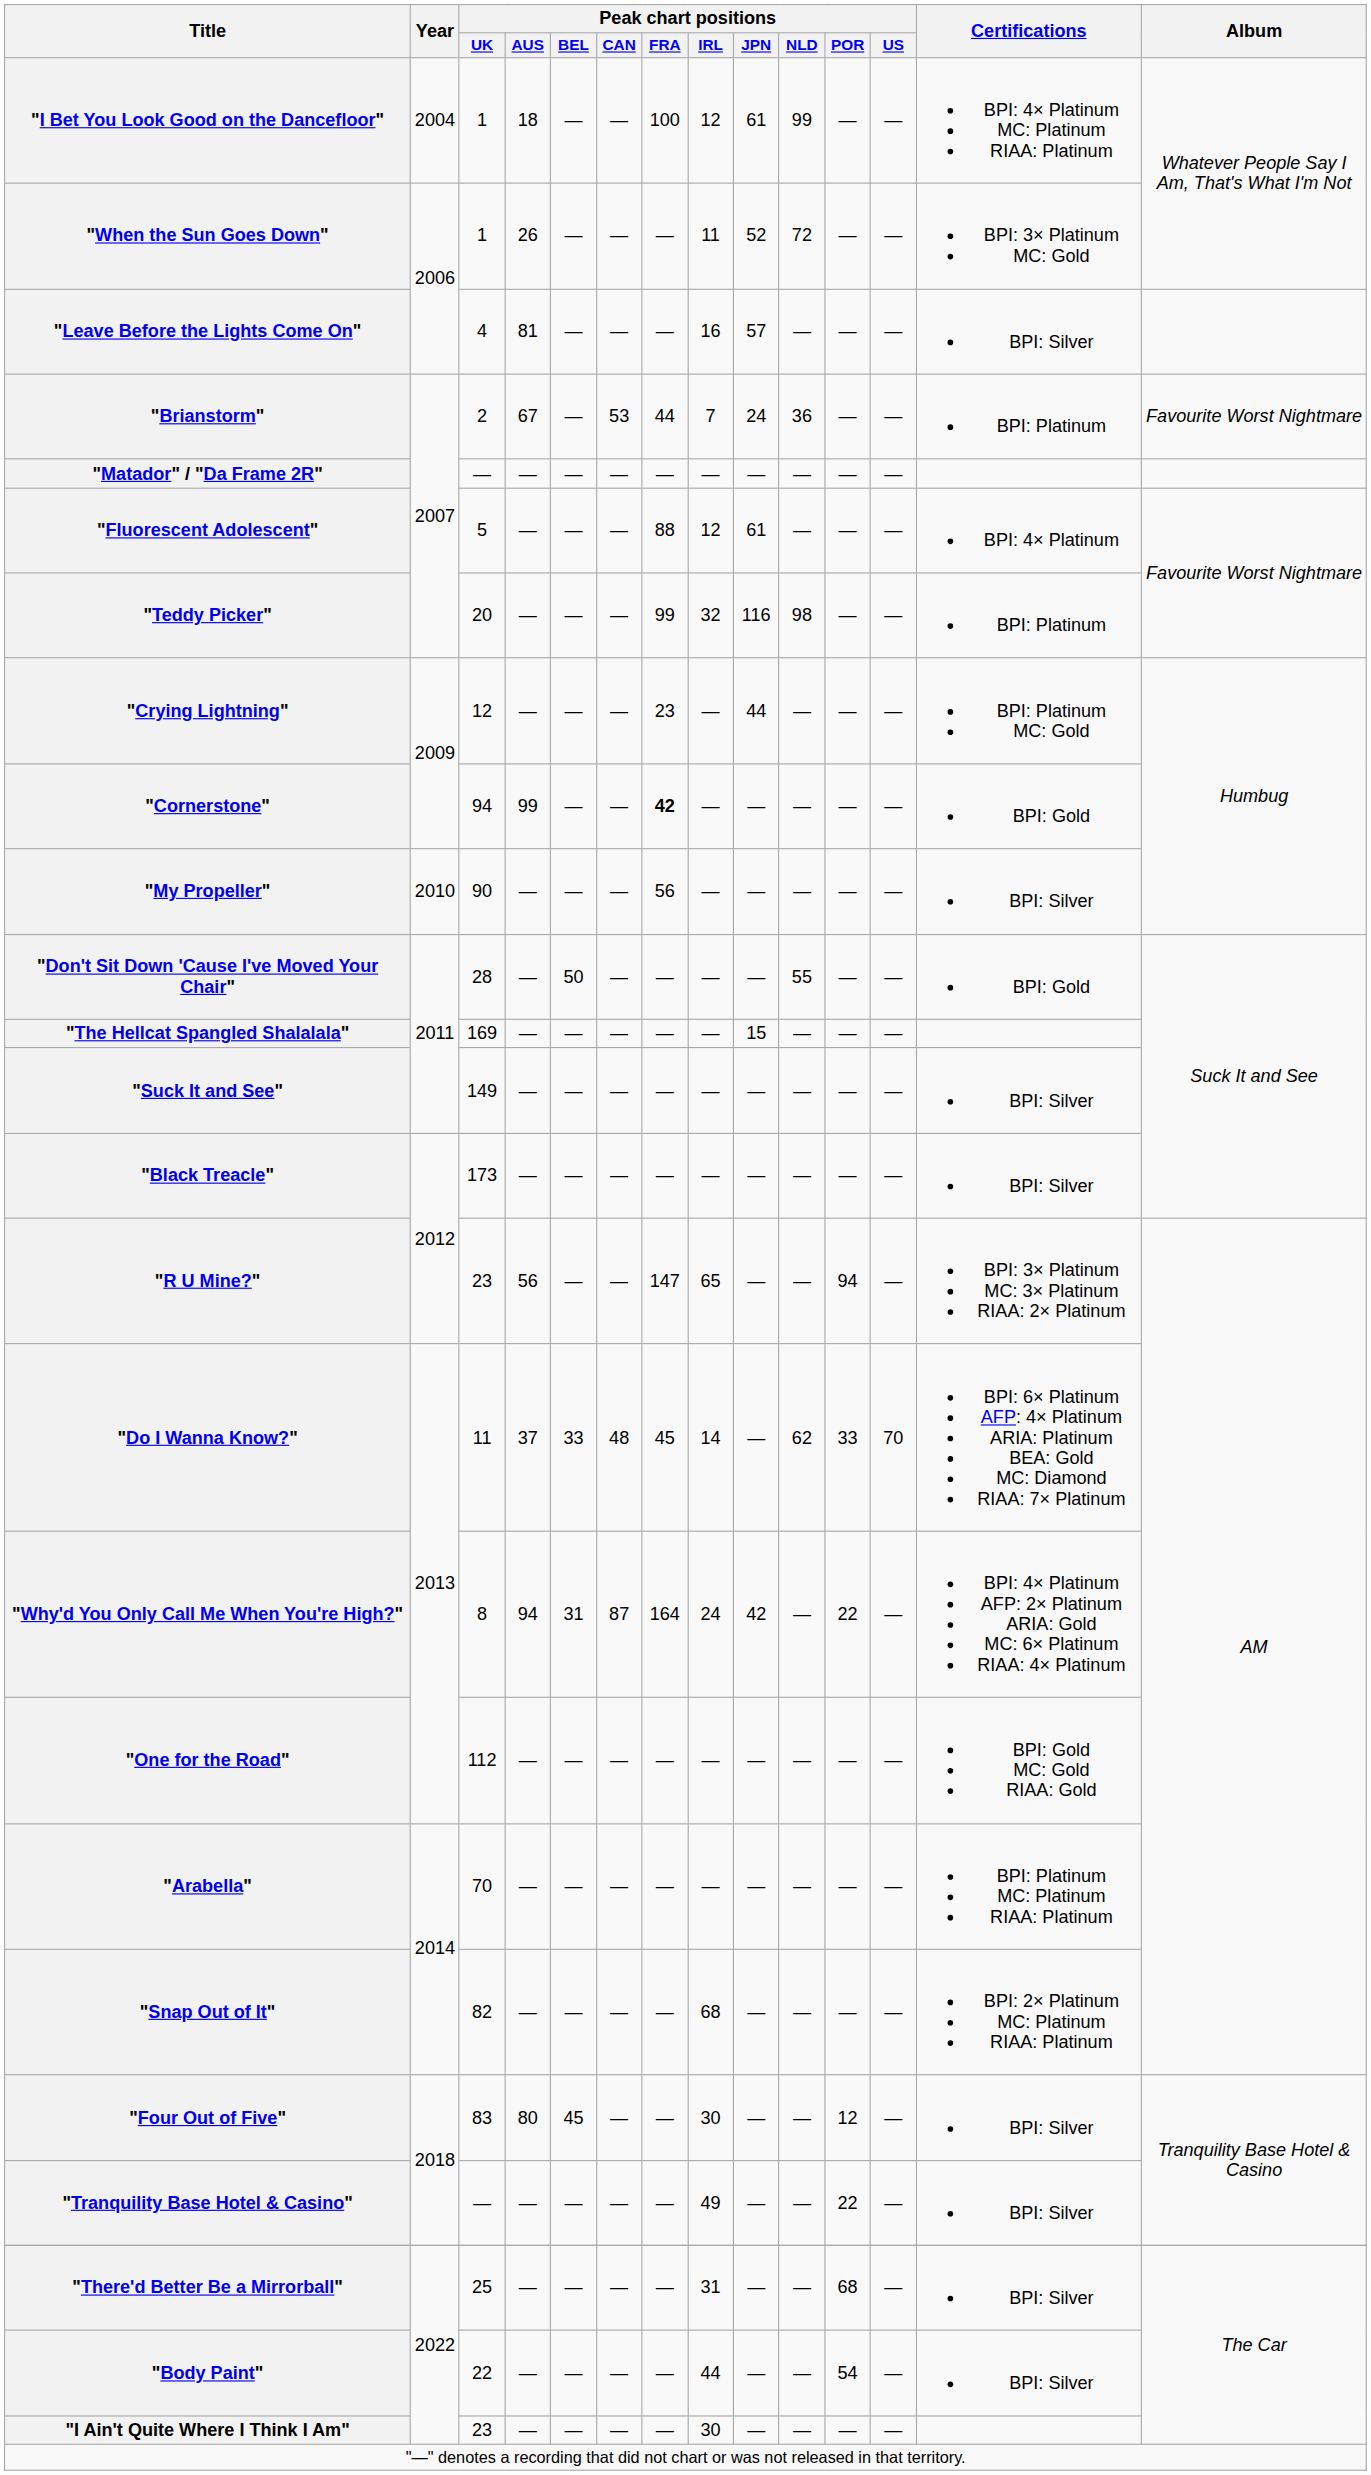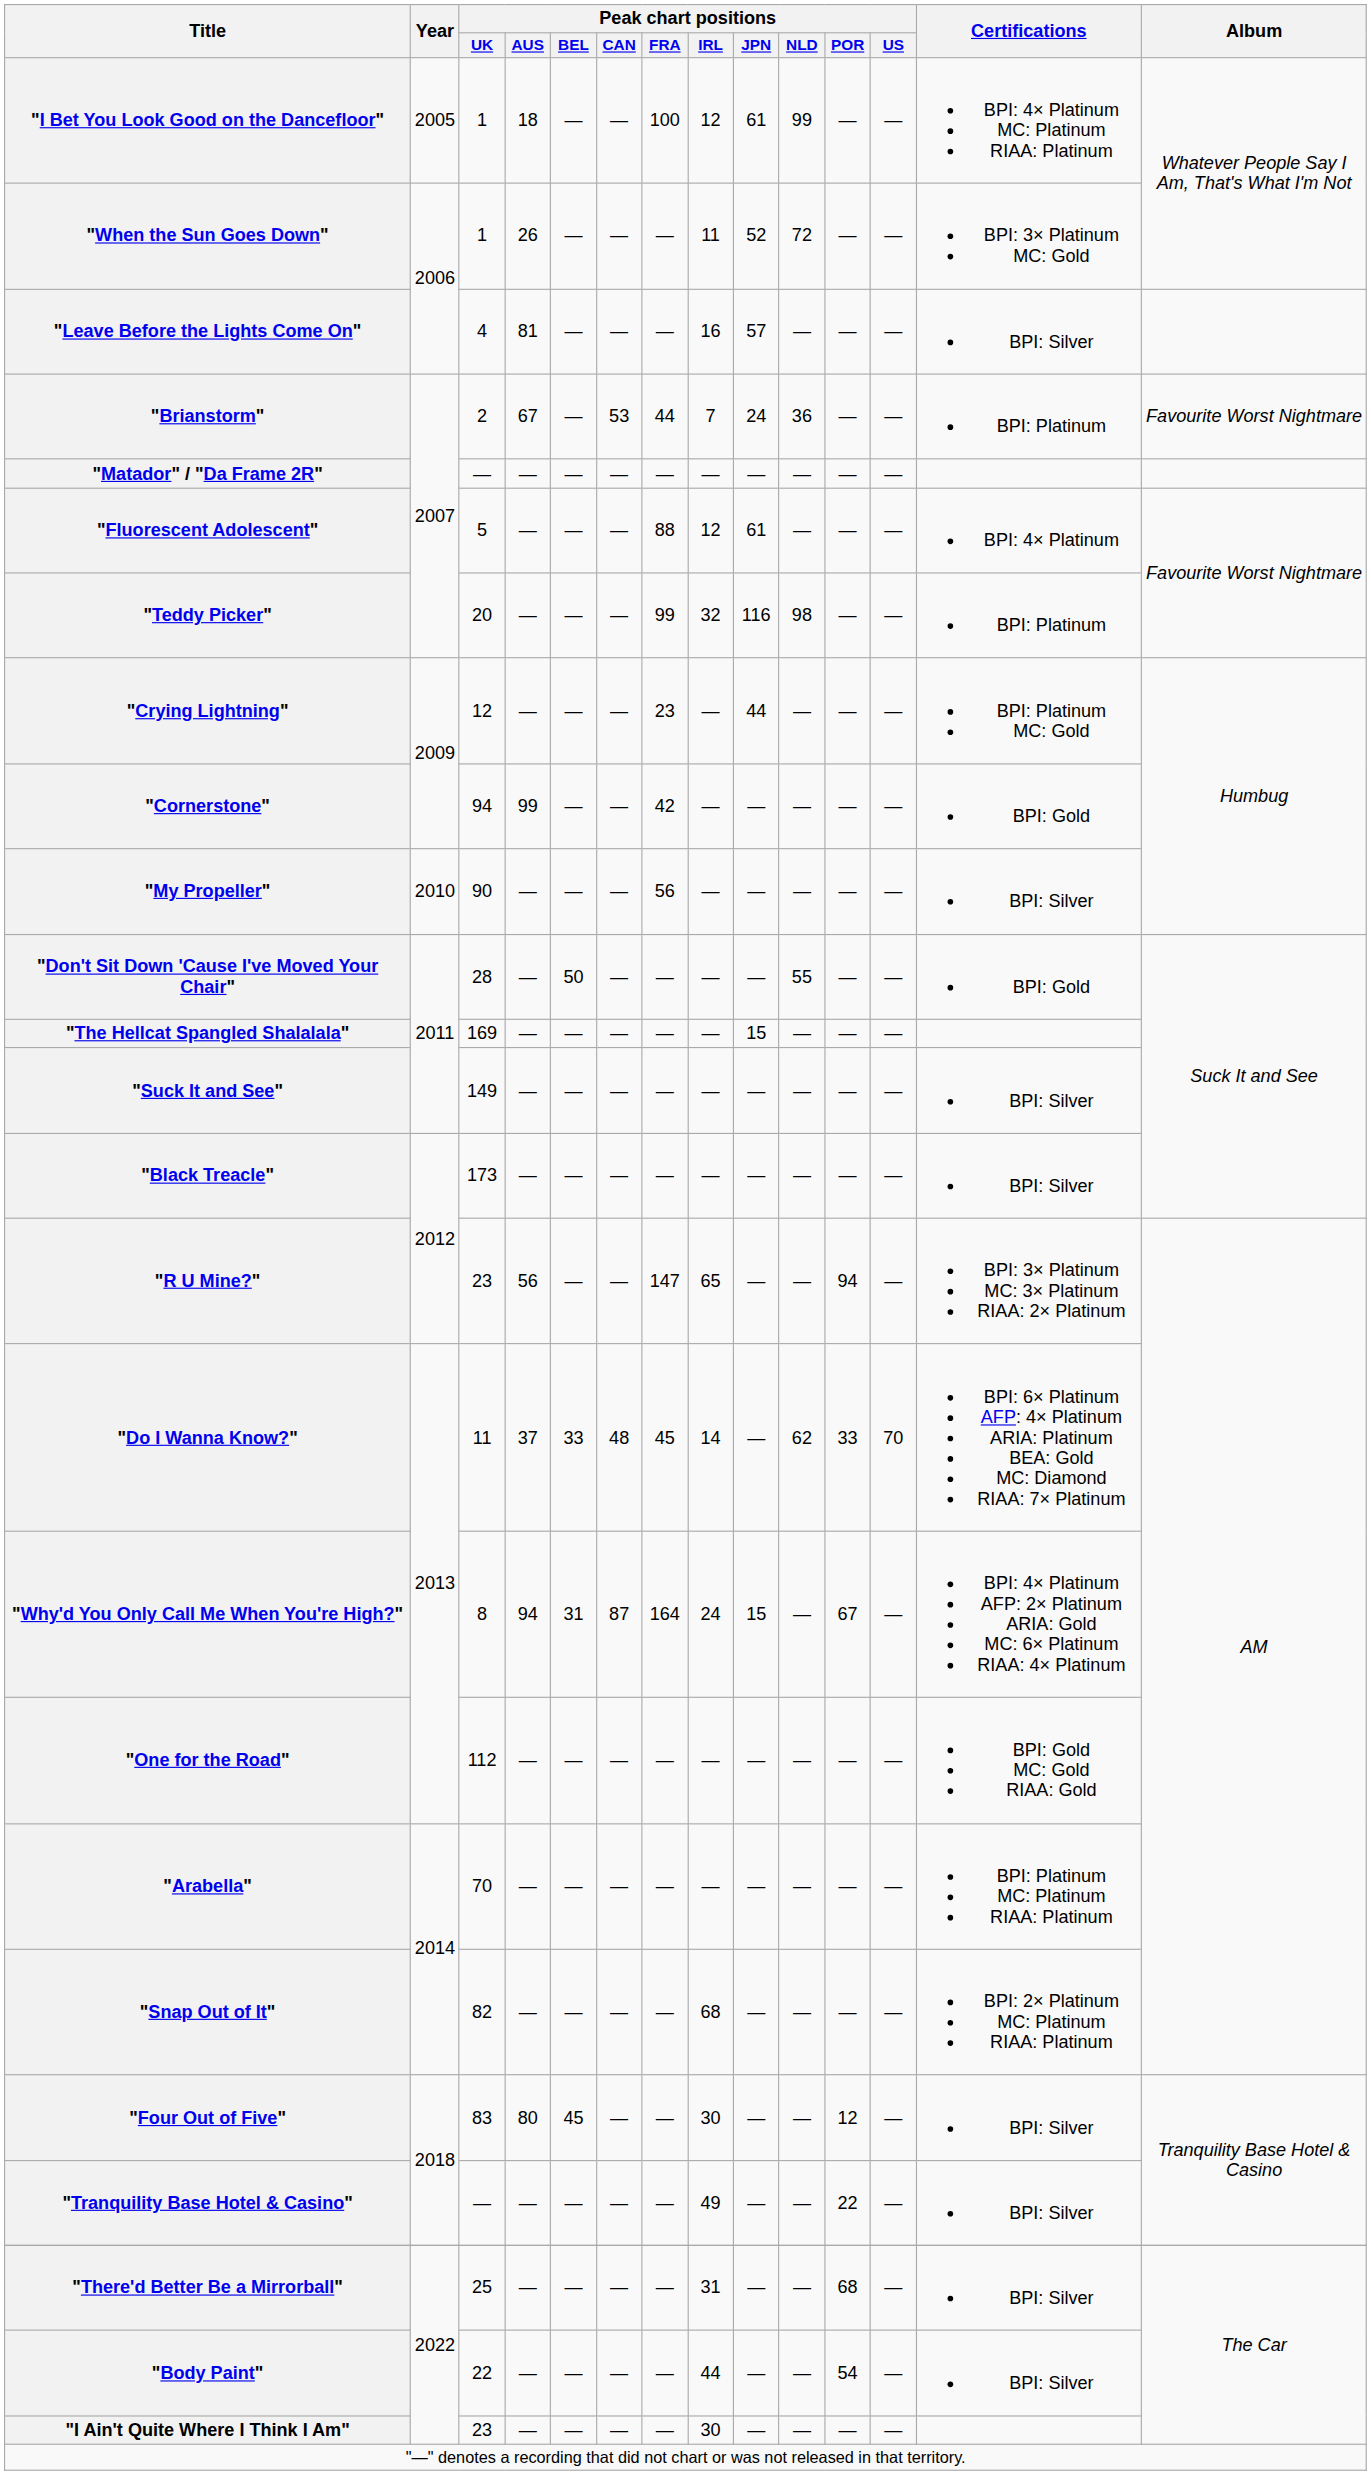(435, 120) 2004 -> (435, 120) 2005
(665, 806) bold -> (665, 806) normal
(756, 1614) 42 -> (756, 1614) 15
(848, 1614) 22 -> (848, 1614) 67
